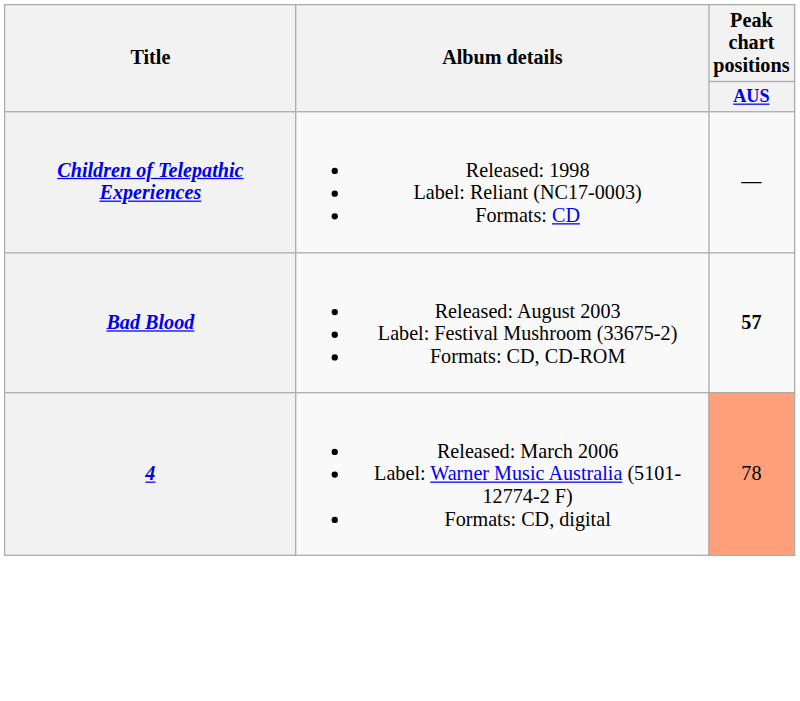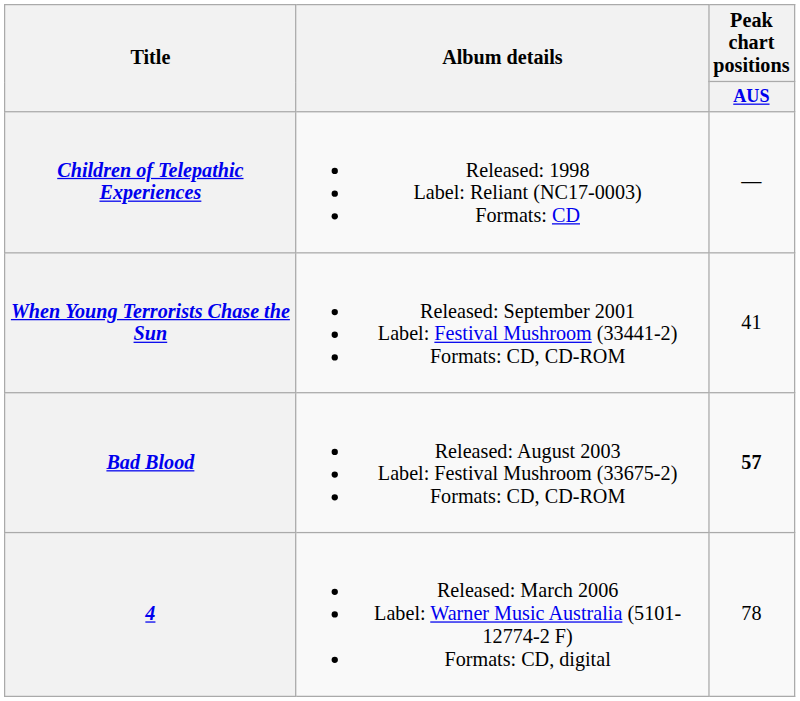+ row: (150, 322)
(751, 473) lightsalmon background -> (751, 614) no background
